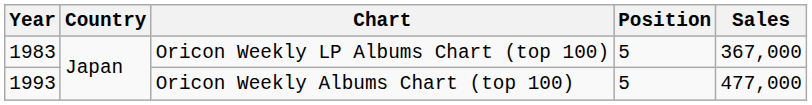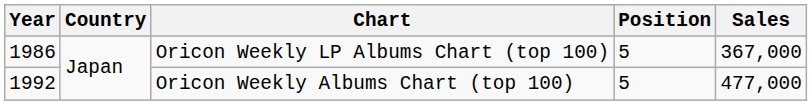(33, 52) 1983 -> (33, 52) 1986
(33, 84) 1993 -> (33, 84) 1992
